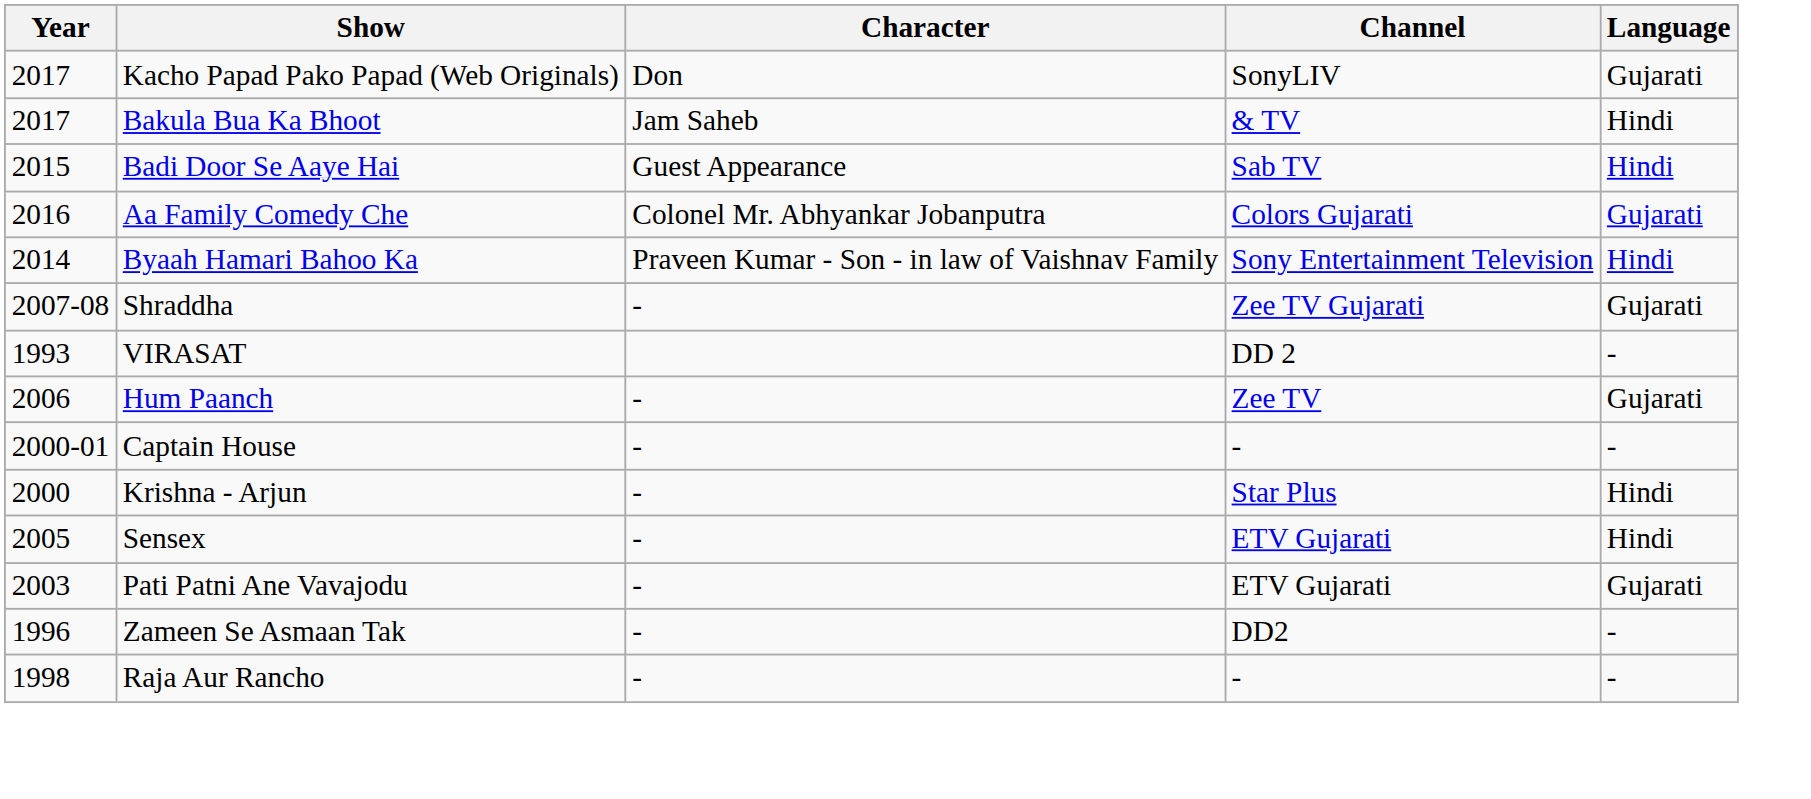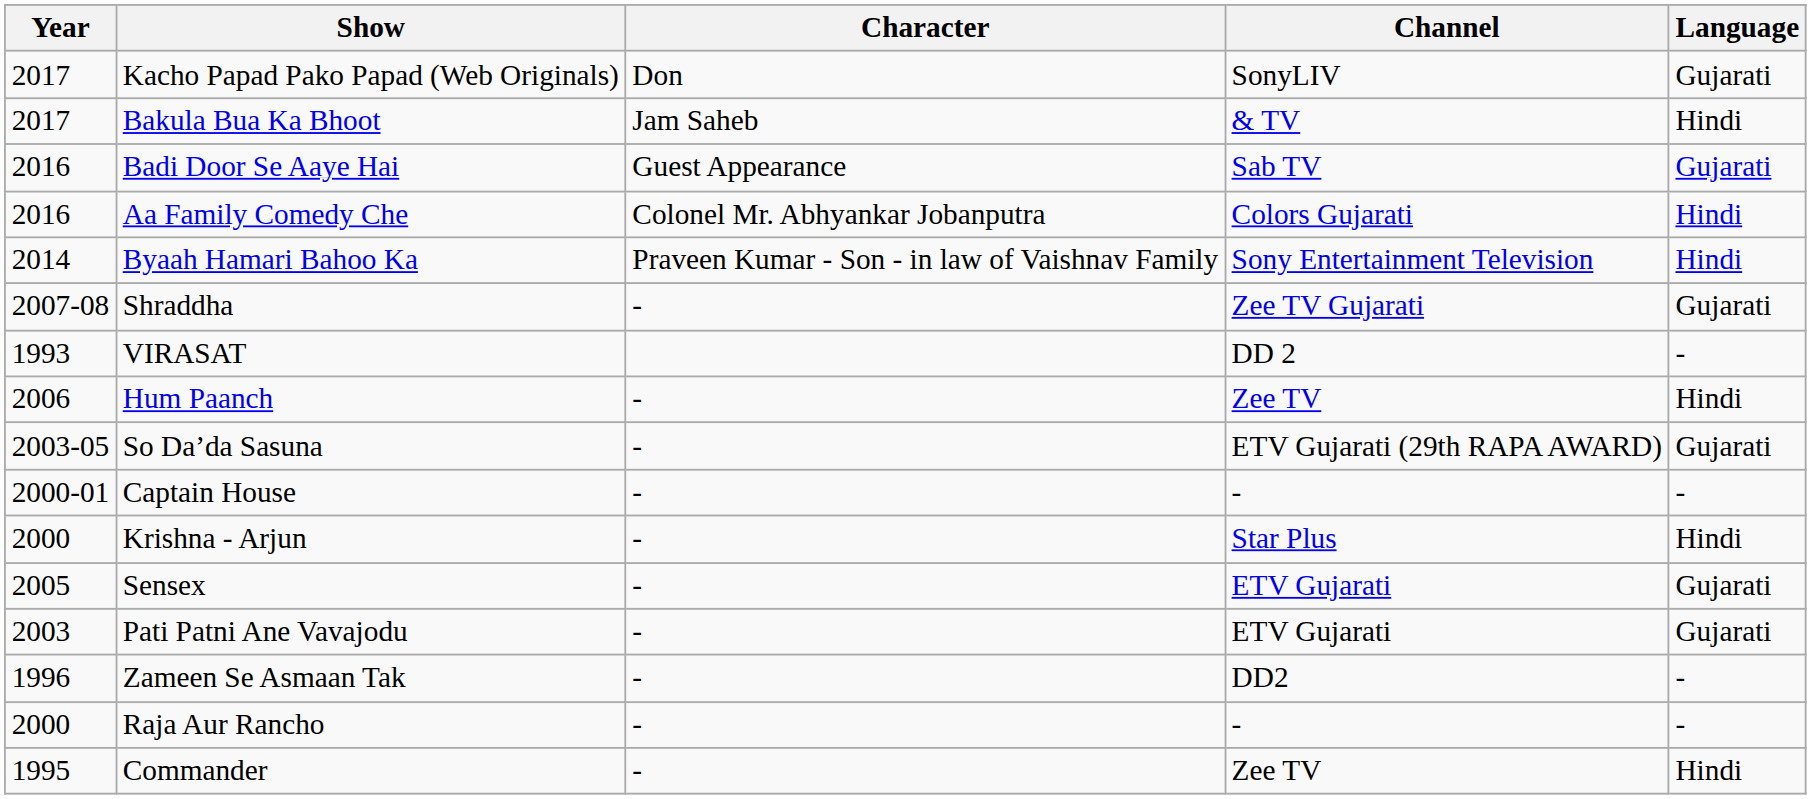(41, 167) 2015 -> (41, 167) 2016
(1640, 167) Hindi -> (1723, 167) Gujarati
(1655, 213) Gujarati -> (1709, 213) Hindi
(1655, 399) Gujarati -> (1709, 399) Hindi
+ row: (223, 445)
(1640, 538) Hindi -> (1723, 584) Gujarati
(41, 677) 1998 -> (41, 724) 2000
+ row: (195, 770)
